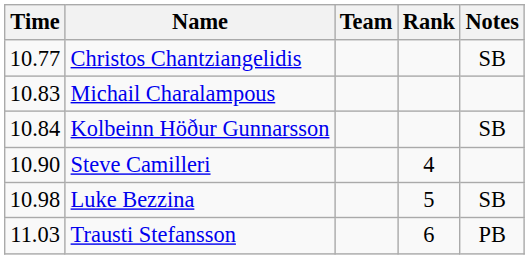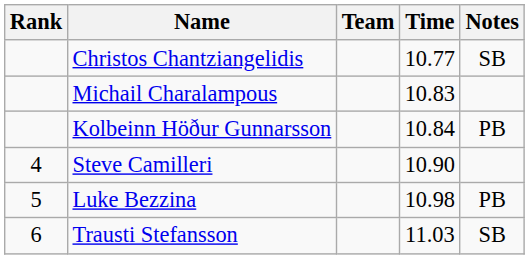columns swapped: (429, 22) <-> (35, 22)
(492, 128) SB -> (492, 128) PB
(492, 199) SB -> (492, 199) PB
(492, 235) PB -> (492, 235) SB
